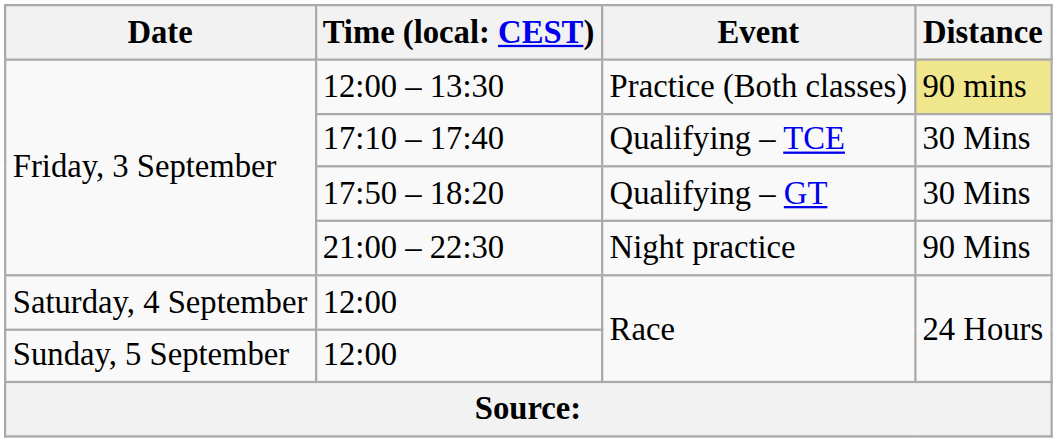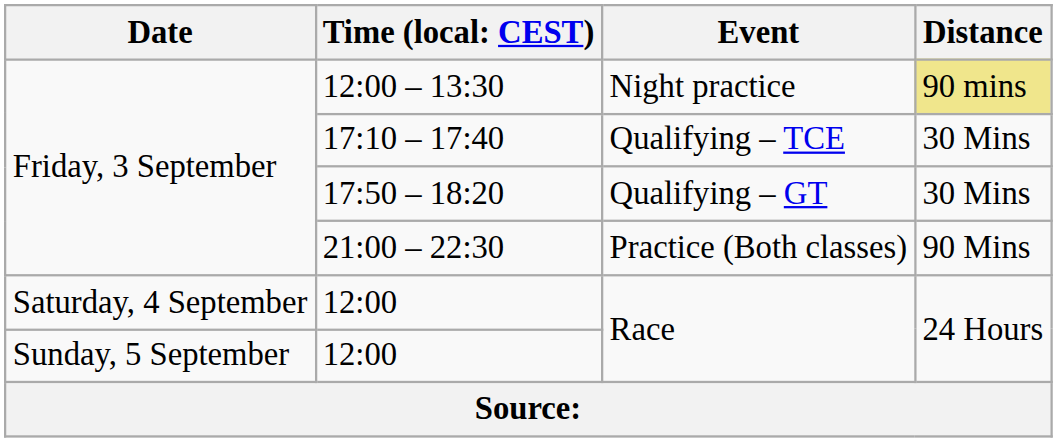(758, 85) Practice (Both classes) -> (703, 85) Night practice
(703, 247) Night practice -> (758, 247) Practice (Both classes)
